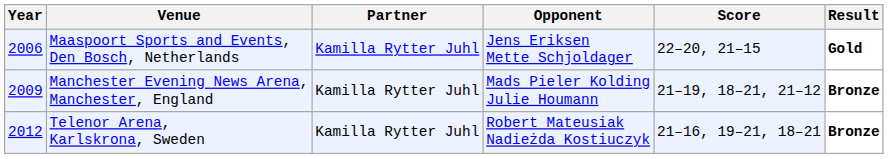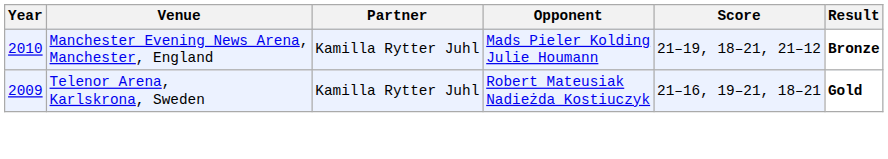- row: (170, 49)
(25, 91) 2009 -> (25, 49) 2010
(25, 132) 2012 -> (25, 91) 2009
(854, 132) Bronze -> (845, 91) Gold
